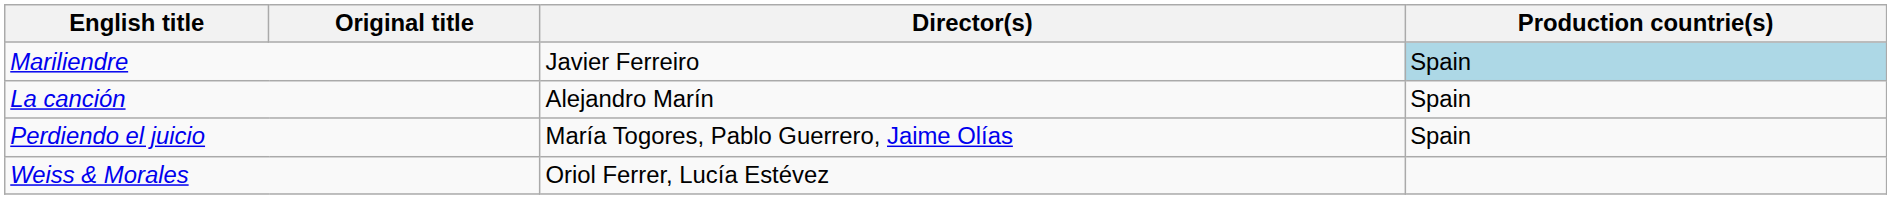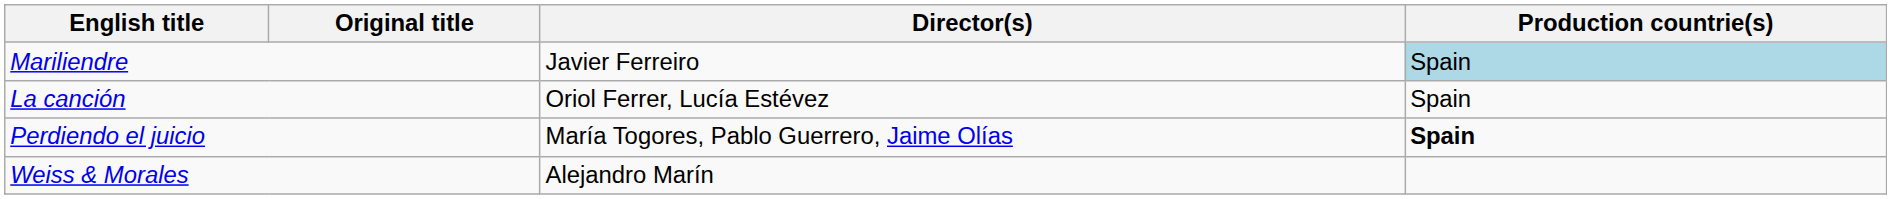(630, 99) Alejandro Marín -> (687, 99) Oriol Ferrer, Lucía Estévez
(1441, 136) normal -> (1443, 136) bold
(687, 174) Oriol Ferrer, Lucía Estévez -> (630, 174) Alejandro Marín
